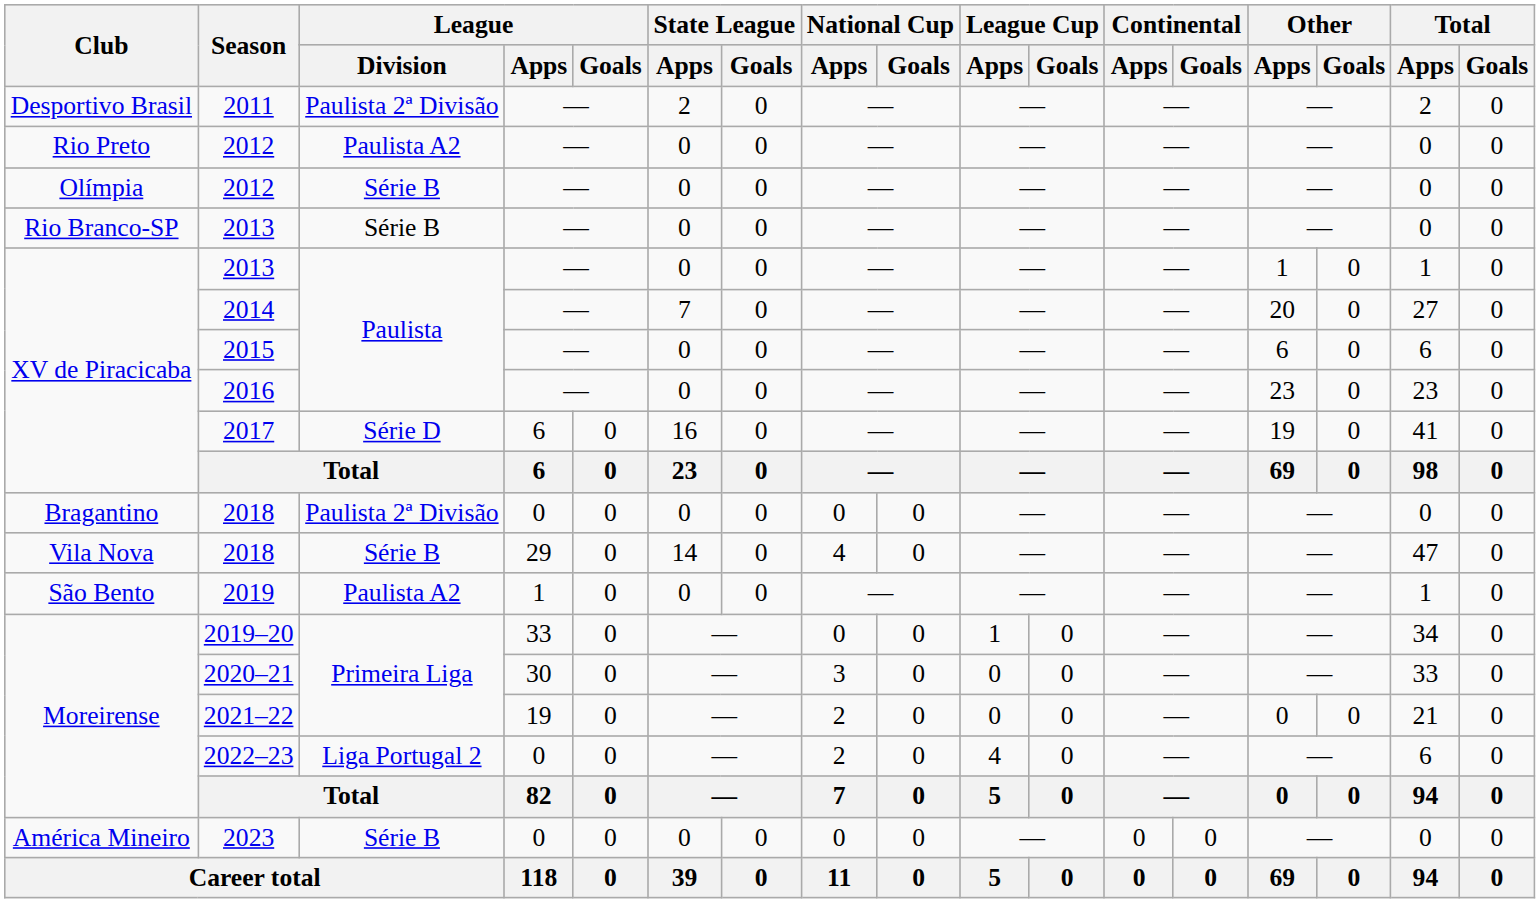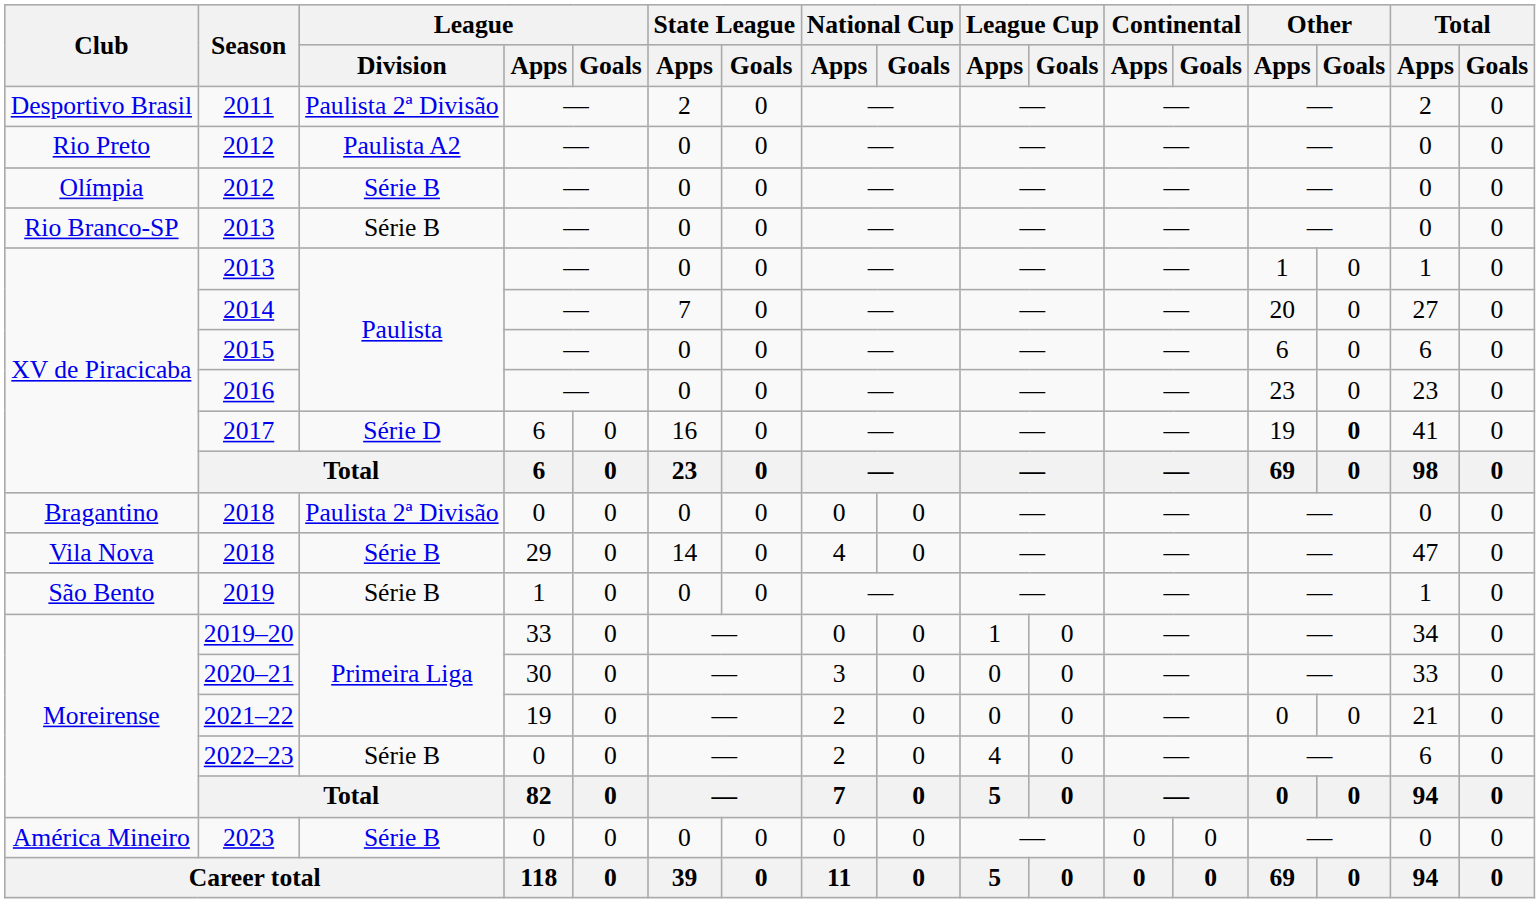(1354, 430) normal -> (1354, 430) bold
(402, 593) Paulista A2 -> (402, 593) Série B
(402, 755) Liga Portugal 2 -> (402, 755) Série B
